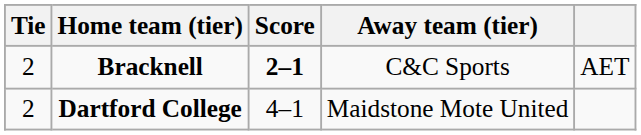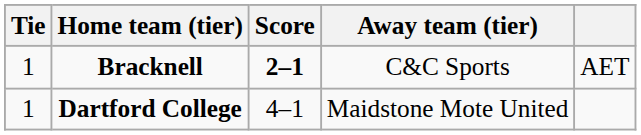(28, 66) 2 -> (28, 66) 1
(28, 108) 2 -> (28, 108) 1
